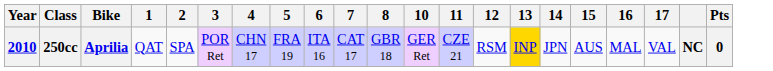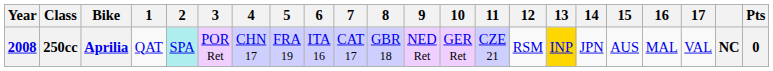+ column: (422, 15)
(22, 46) 2010 -> (22, 46) 2008
(182, 46) no background -> (182, 46) paleturquoise background
